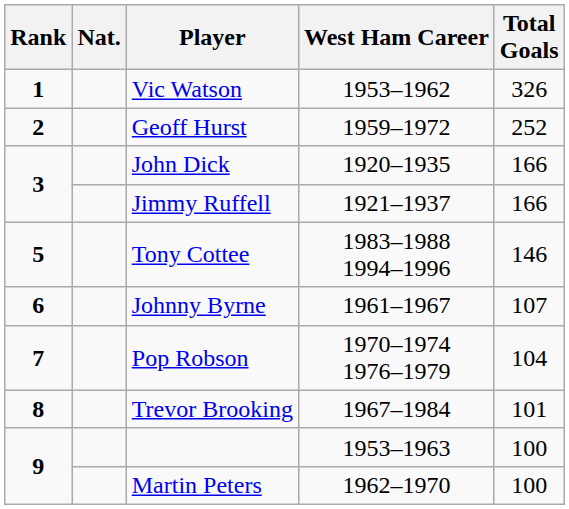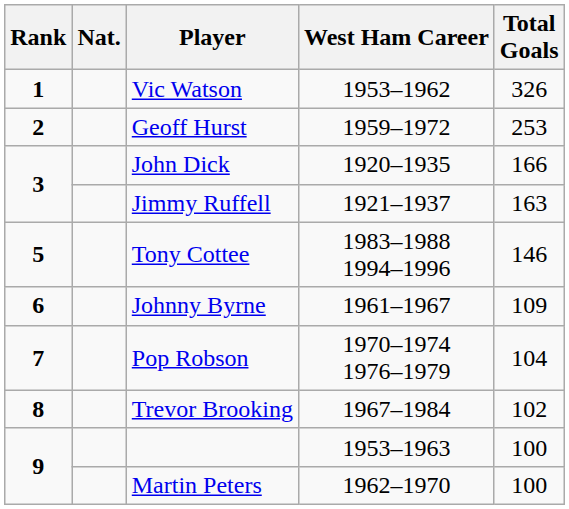(529, 126) 252 -> (529, 126) 253
(529, 202) 166 -> (529, 202) 163
(529, 305) 107 -> (529, 305) 109
(529, 409) 101 -> (529, 409) 102
